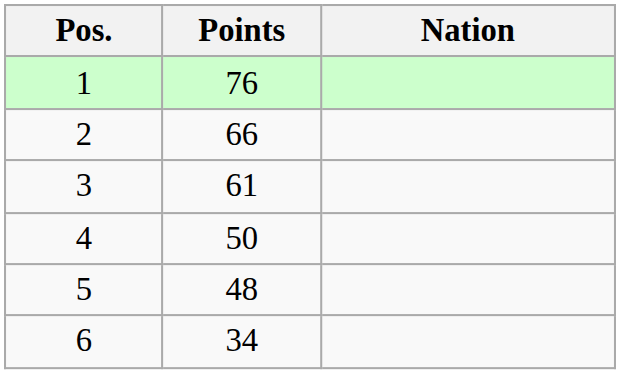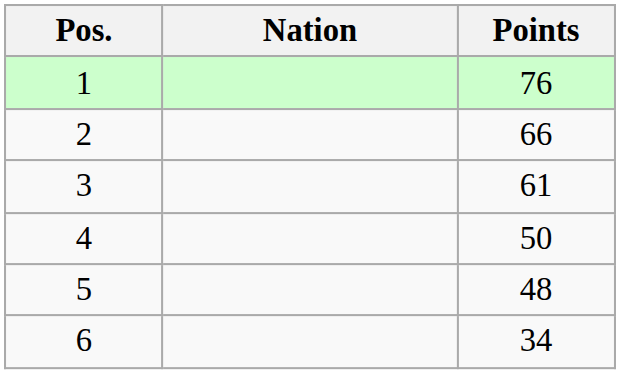columns swapped: (468, 30) <-> (242, 30)
